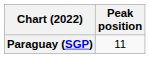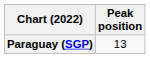(120, 44) 11 -> (120, 44) 13
